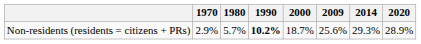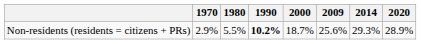(234, 30) 5.7% -> (234, 30) 5.5%
